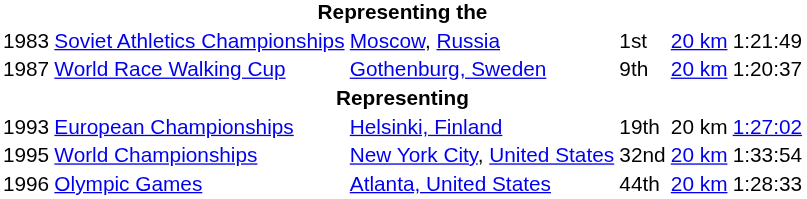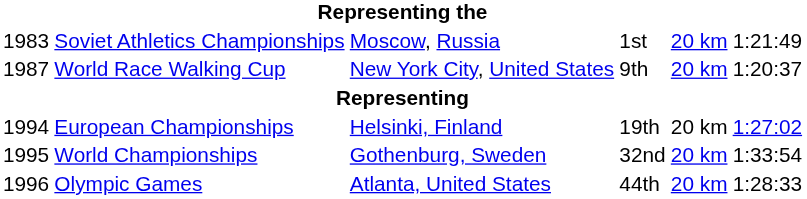(448, 69) Gothenburg, Sweden -> (482, 69) New York City, United States
(26, 126) 1993 -> (26, 126) 1994
(482, 155) New York City, United States -> (448, 155) Gothenburg, Sweden
